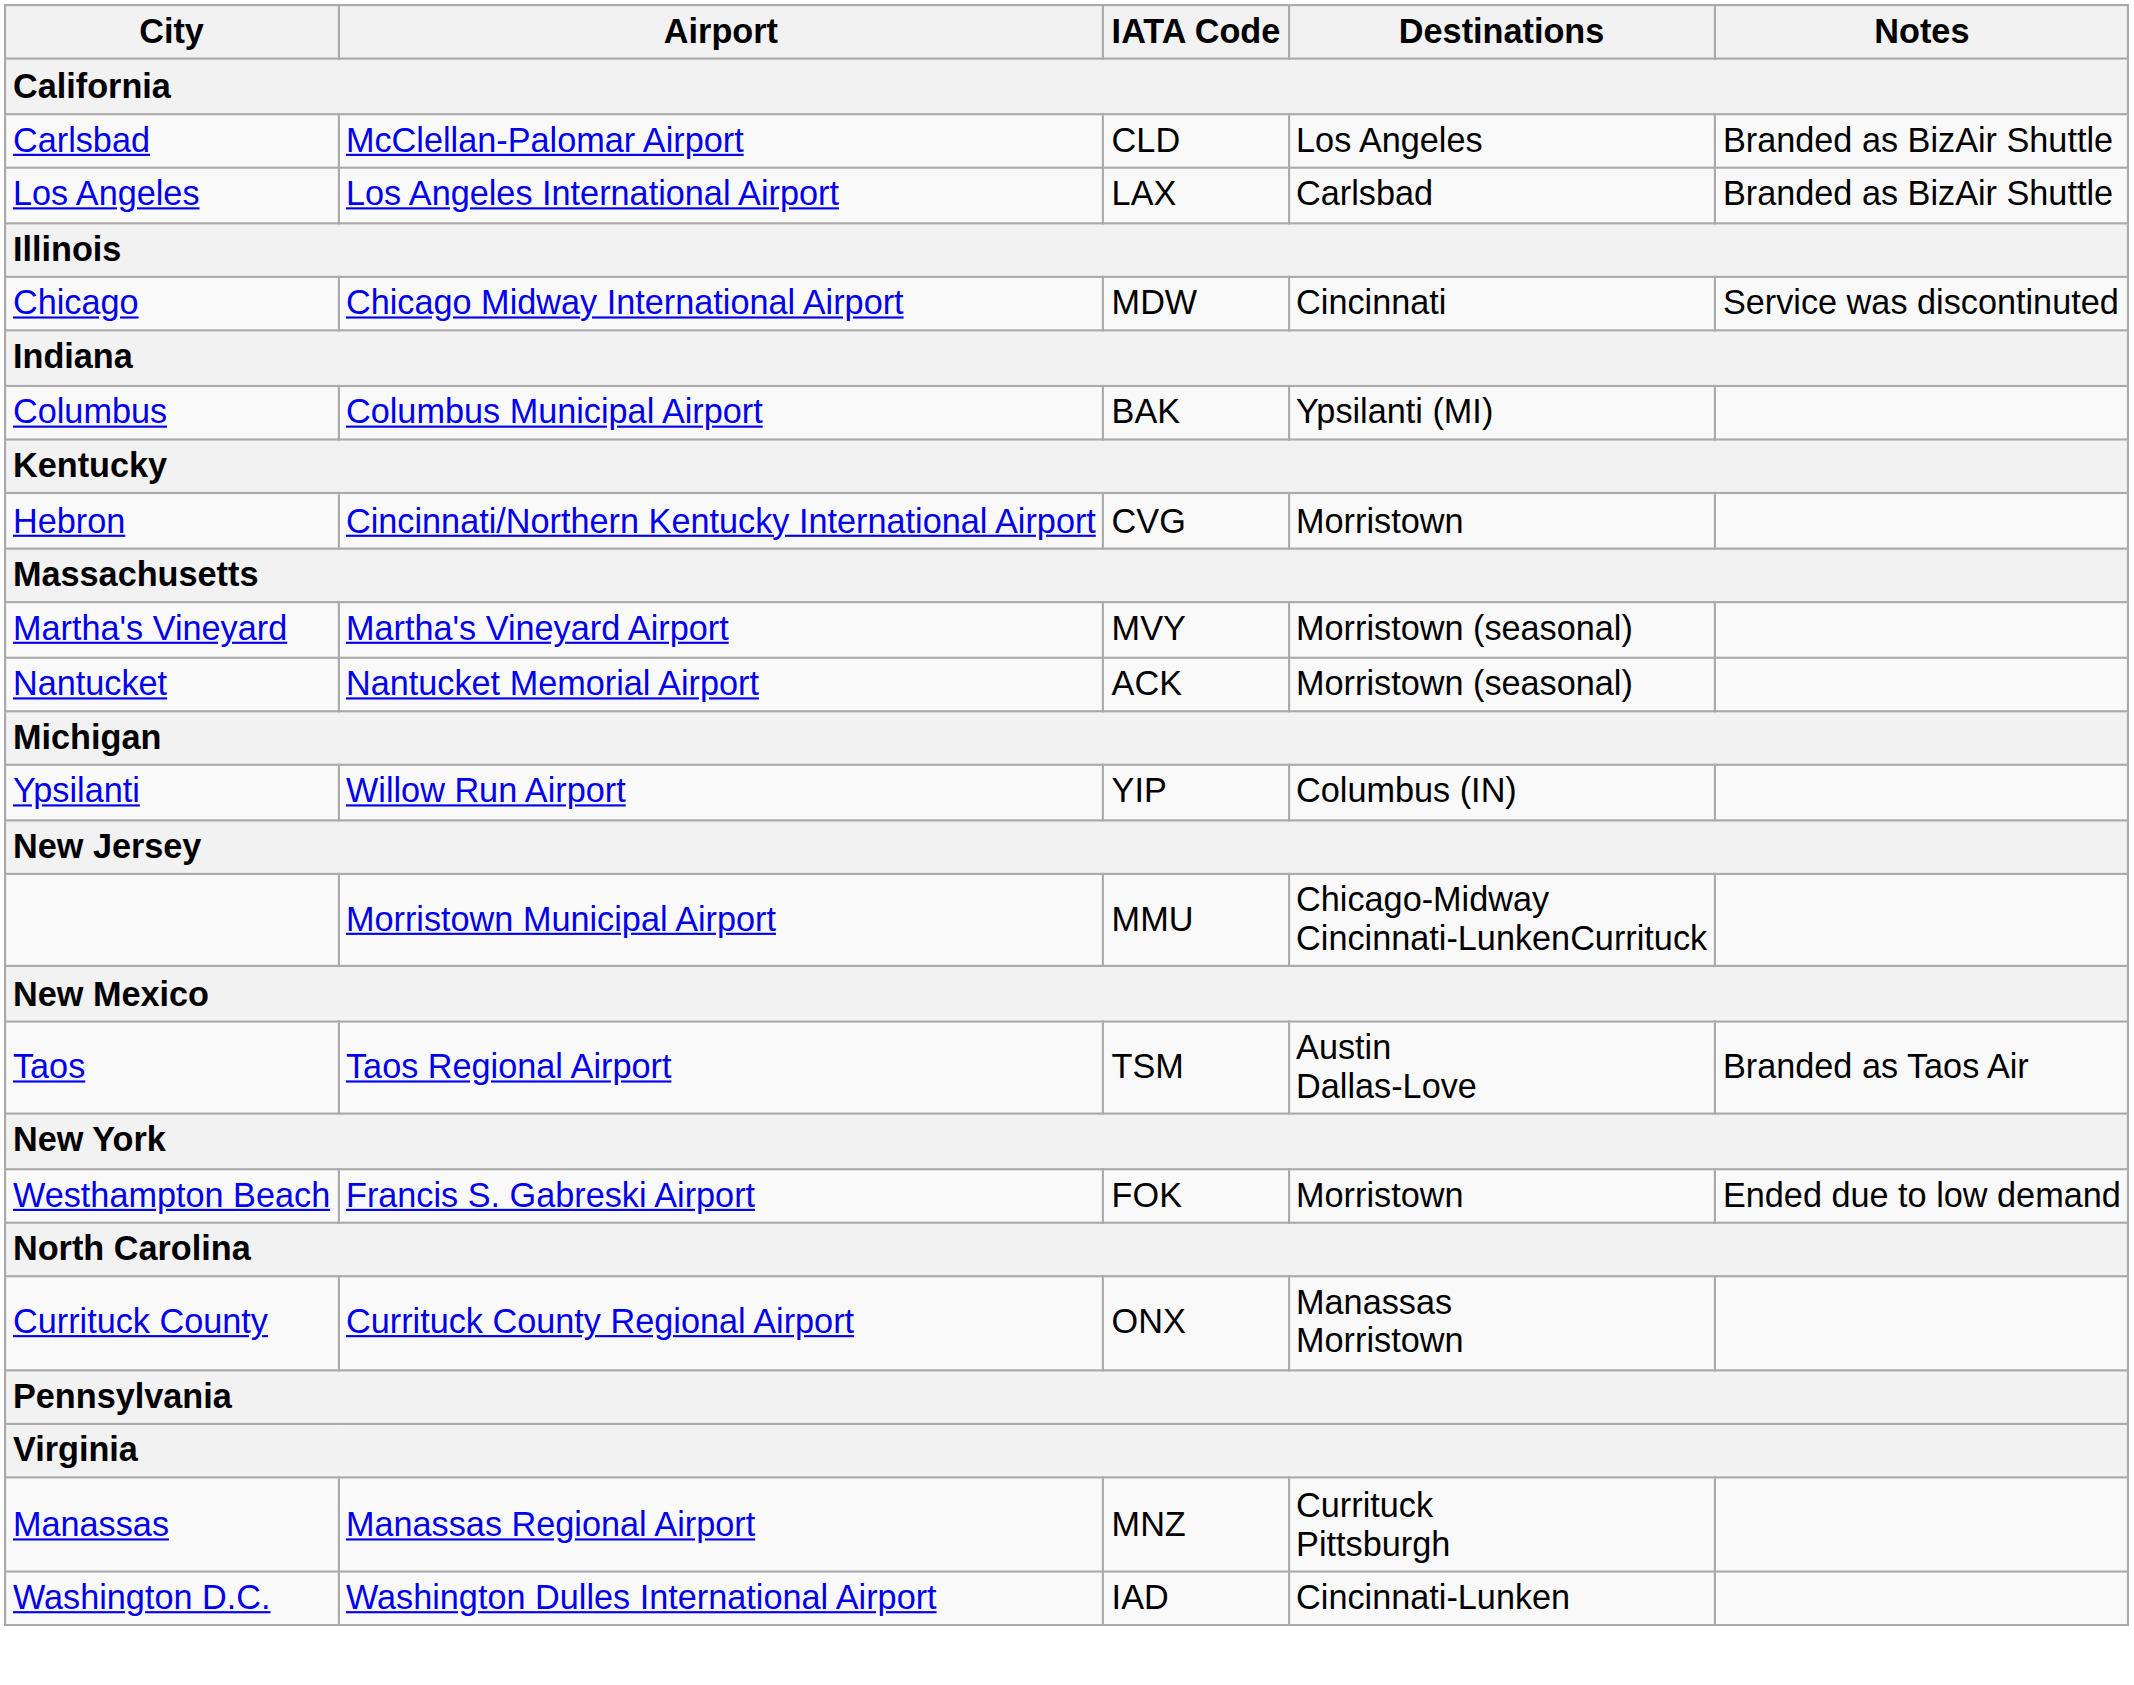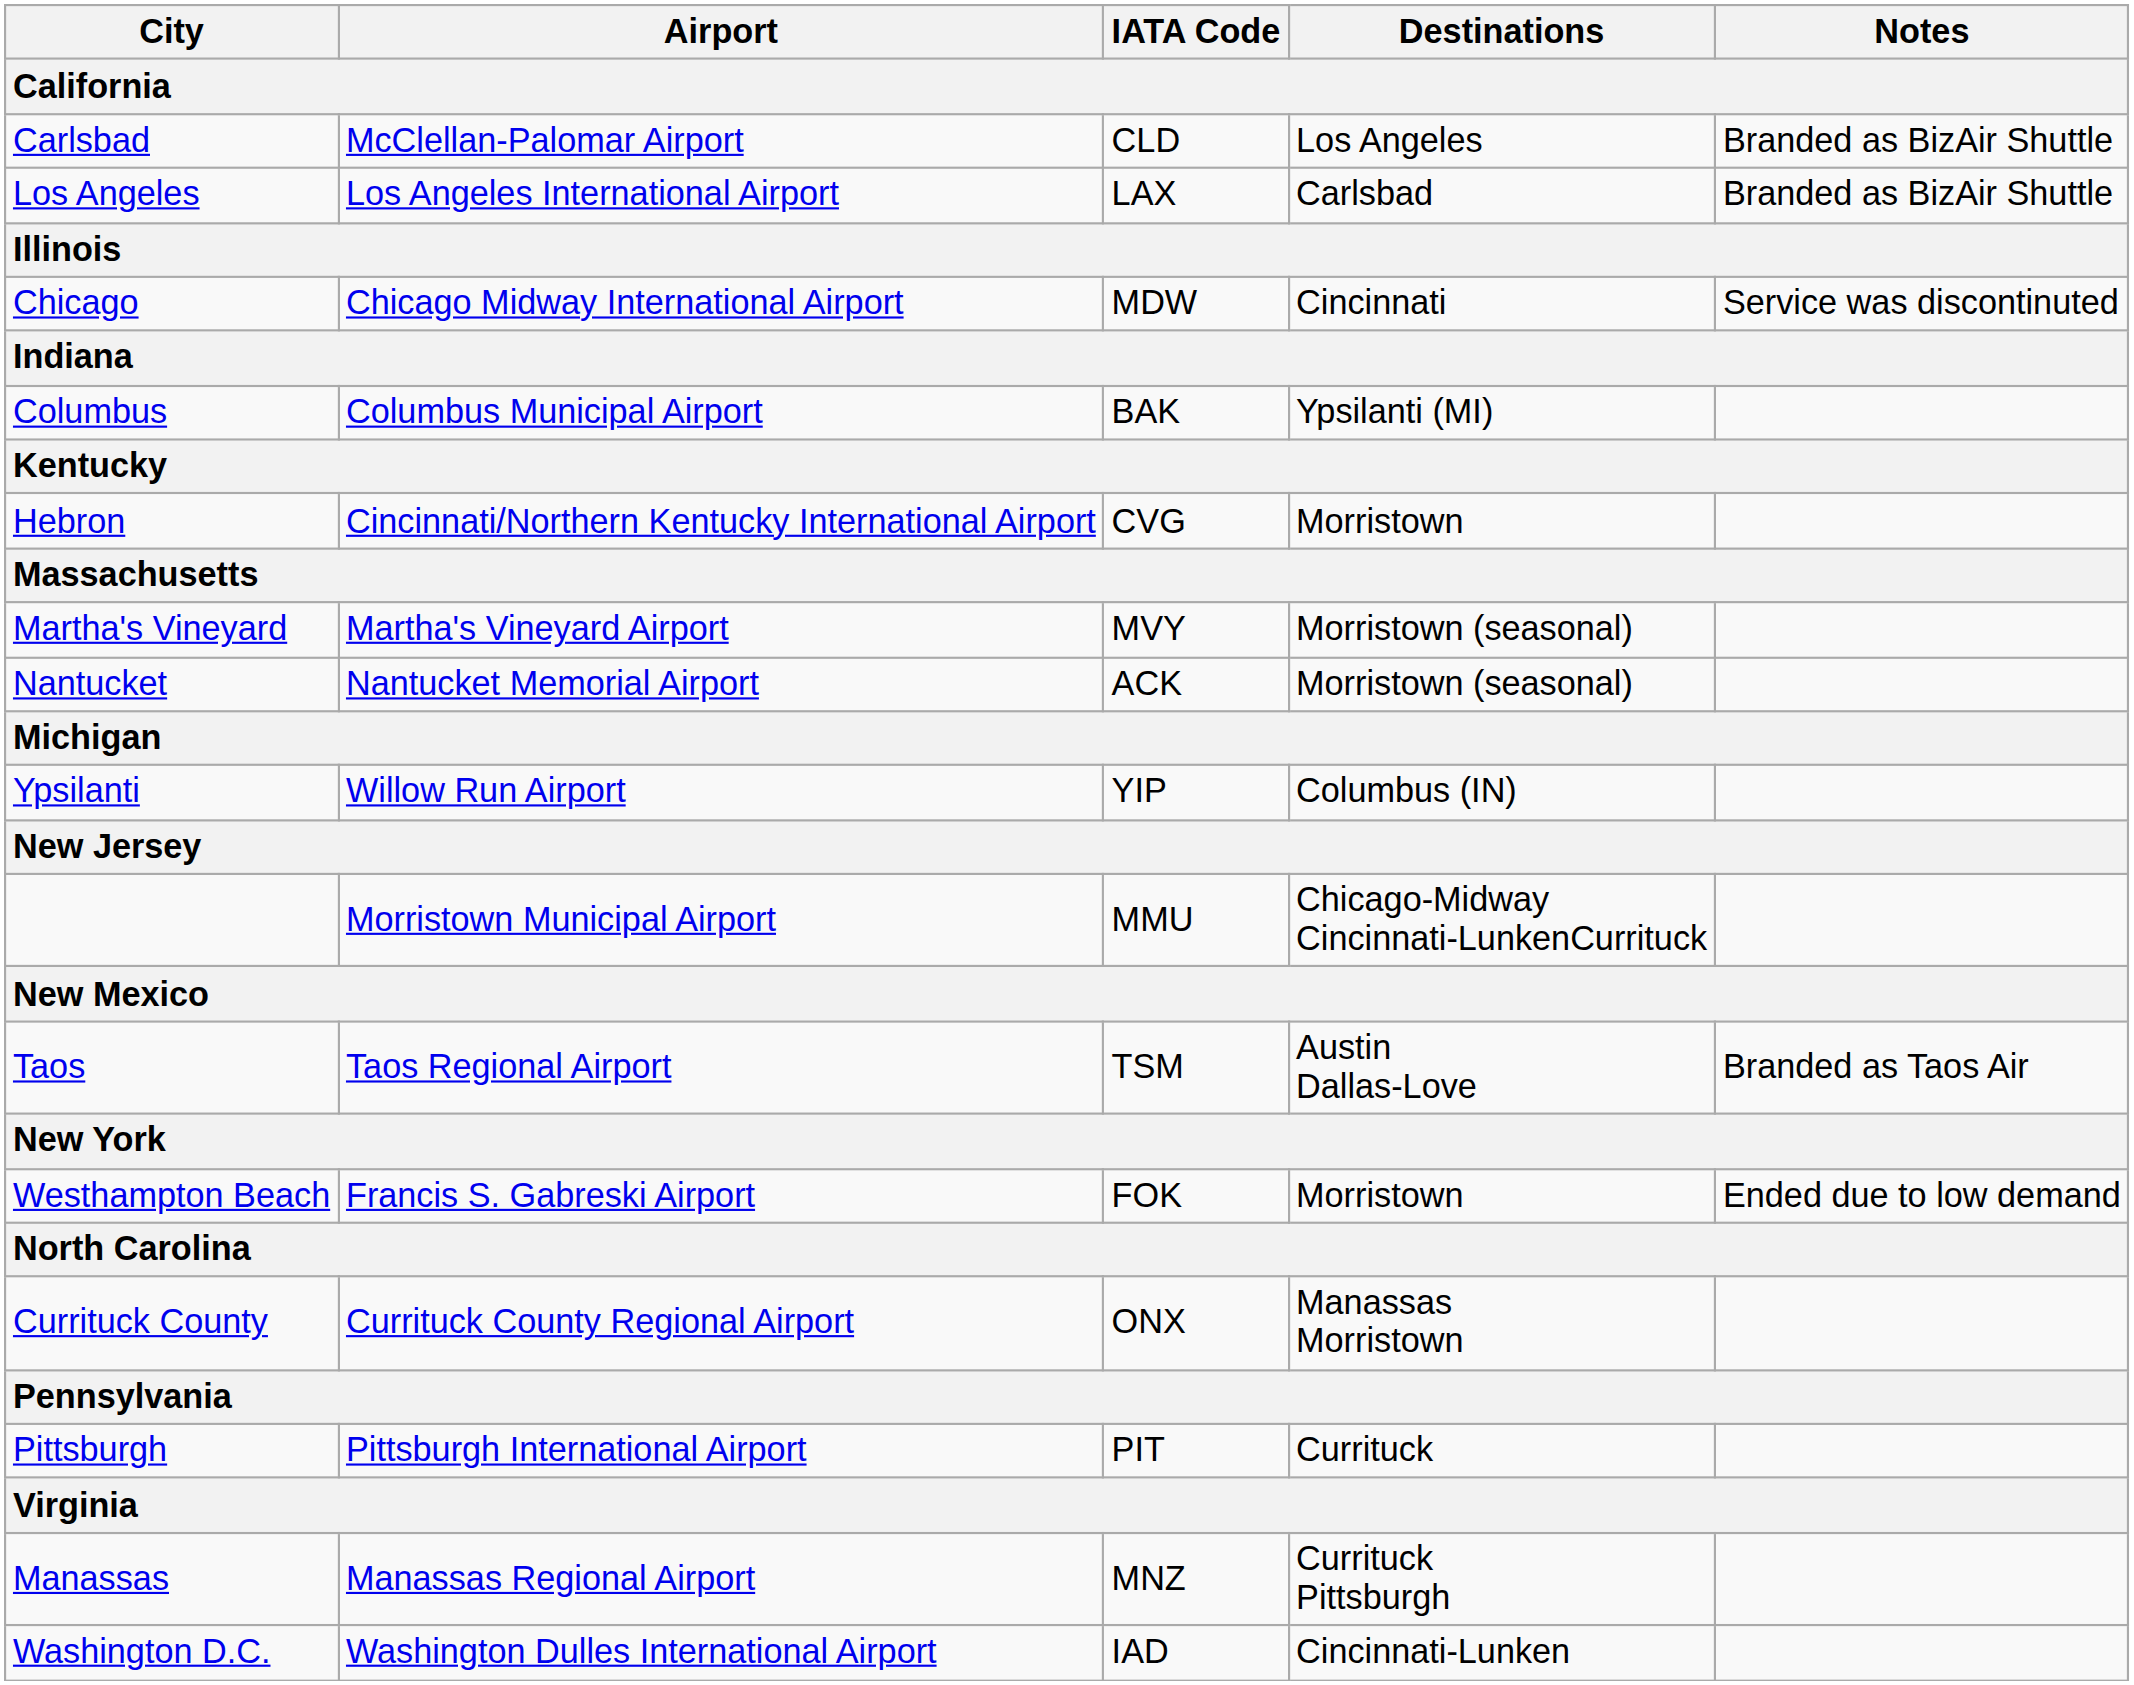+ row: (90, 1450)
